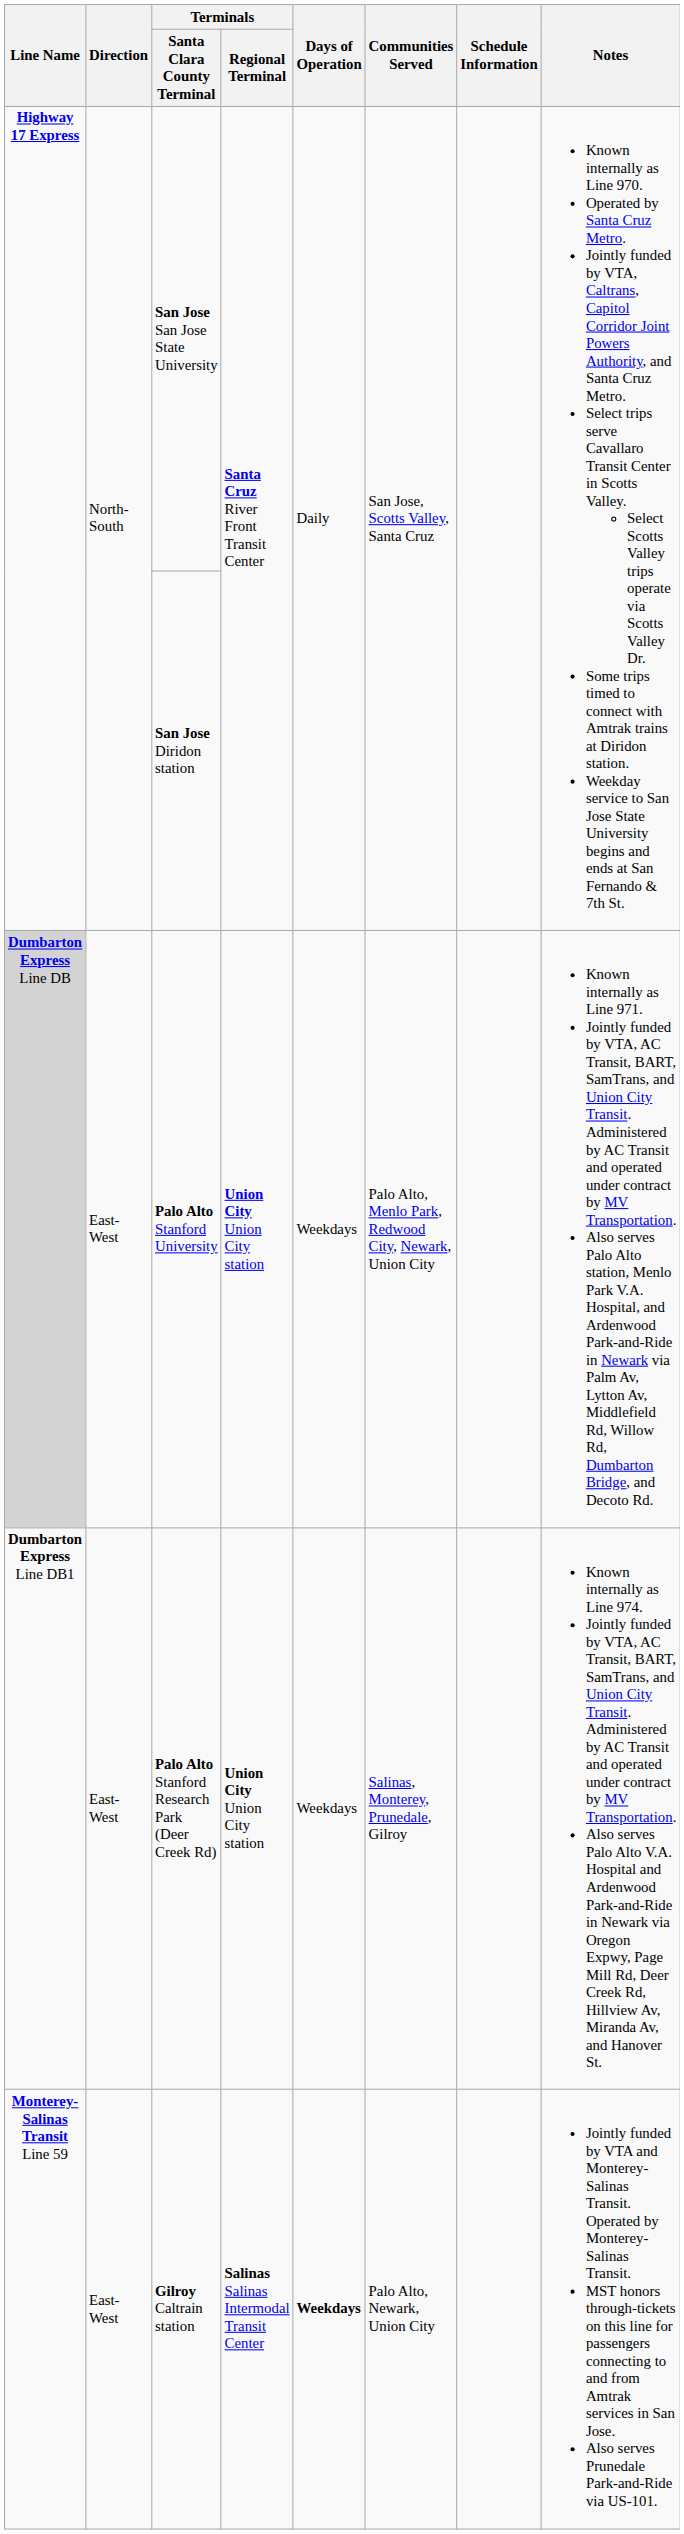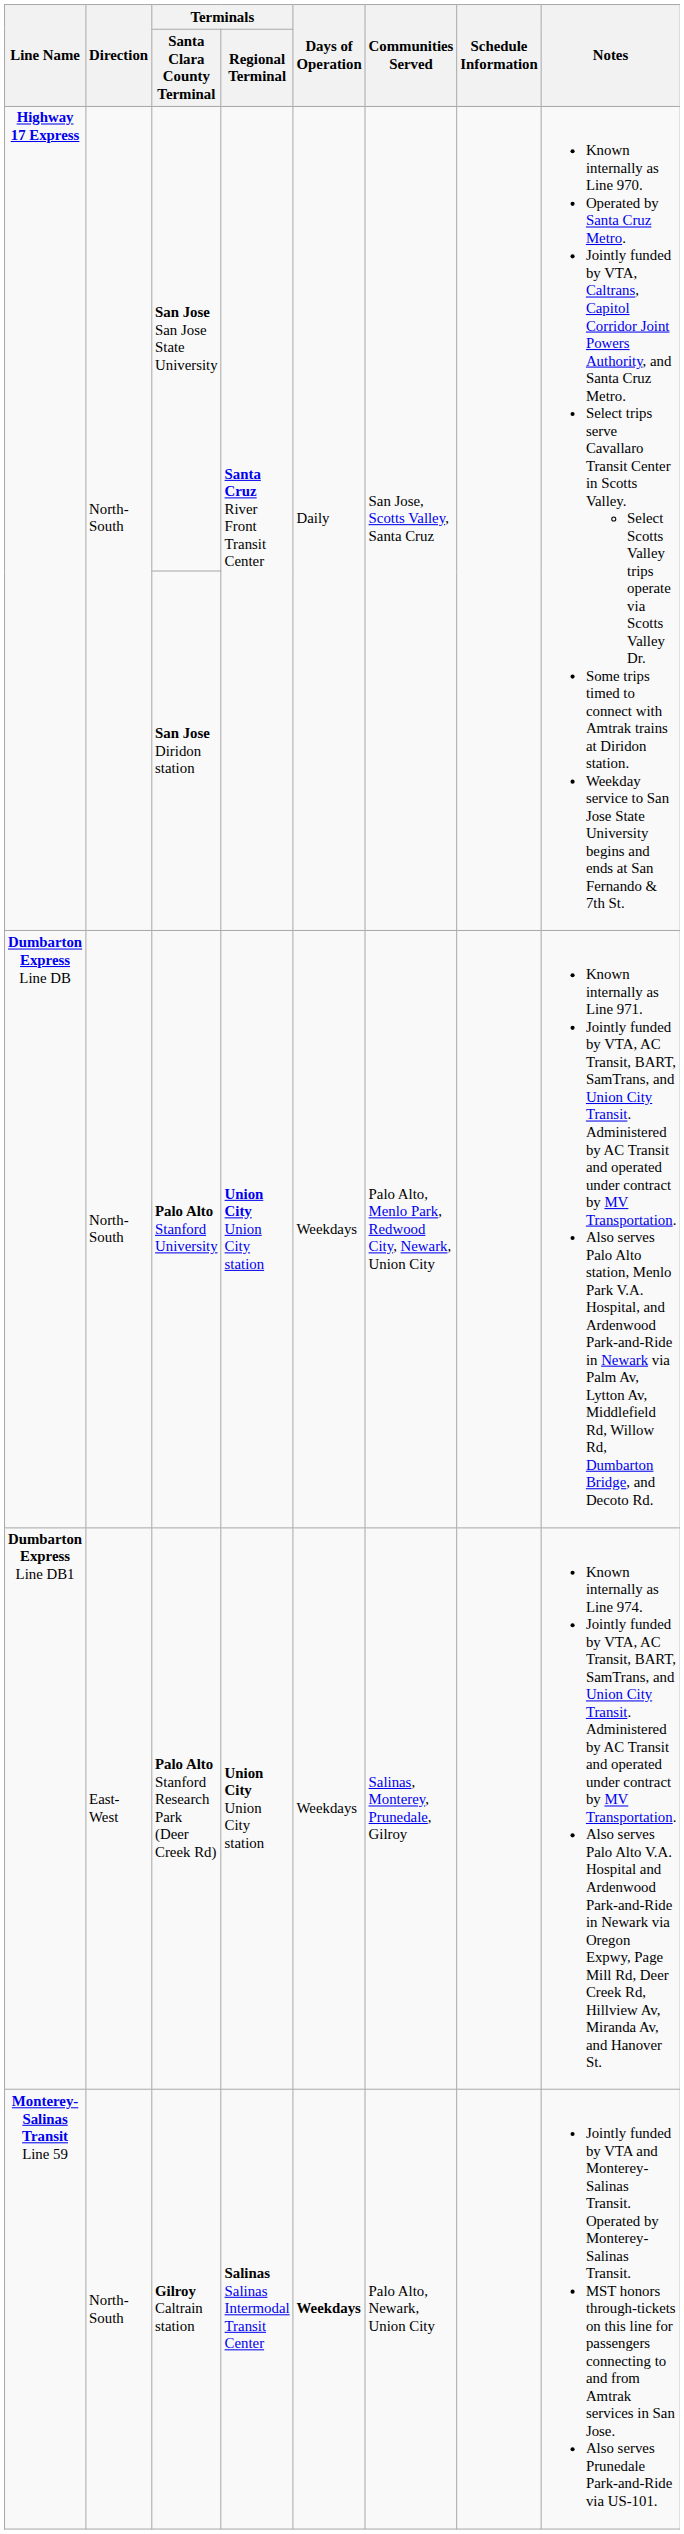(45, 960) lightgrey background -> (45, 960) no background
(104, 1229) East-West -> (109, 1229) North-South
(104, 2309) East-West -> (109, 2309) North-South
